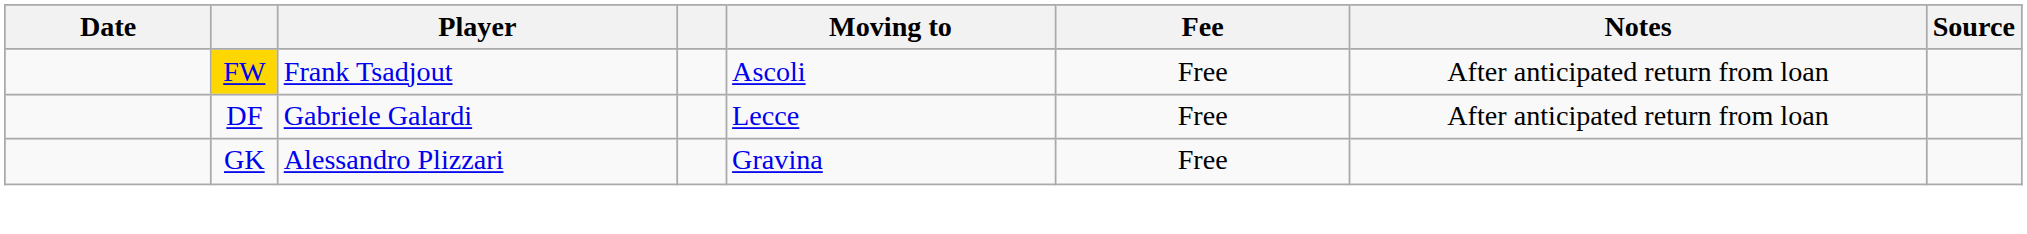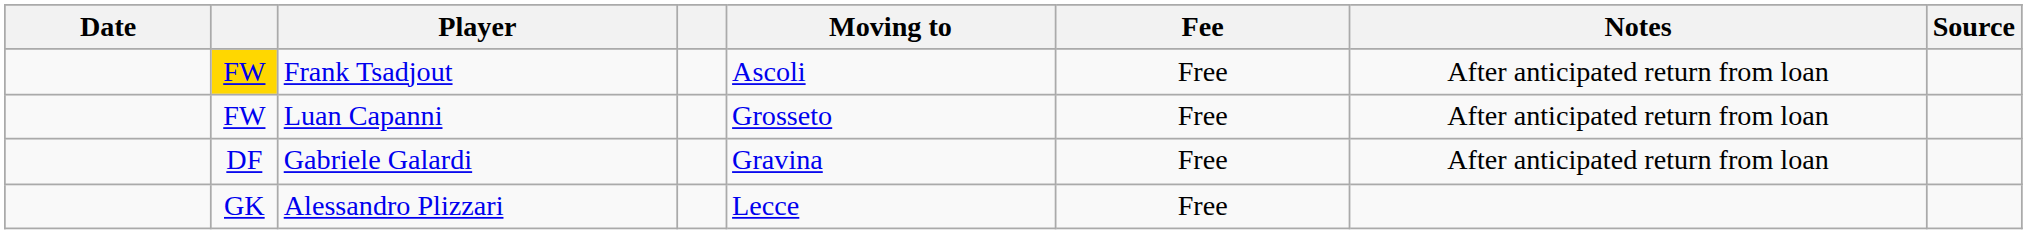+ row: (363, 116)
(766, 116) Lecce -> (777, 160) Gravina
(777, 160) Gravina -> (766, 205) Lecce
